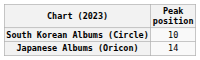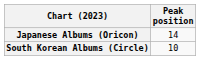rows swapped: (78, 49) <-> (78, 35)
